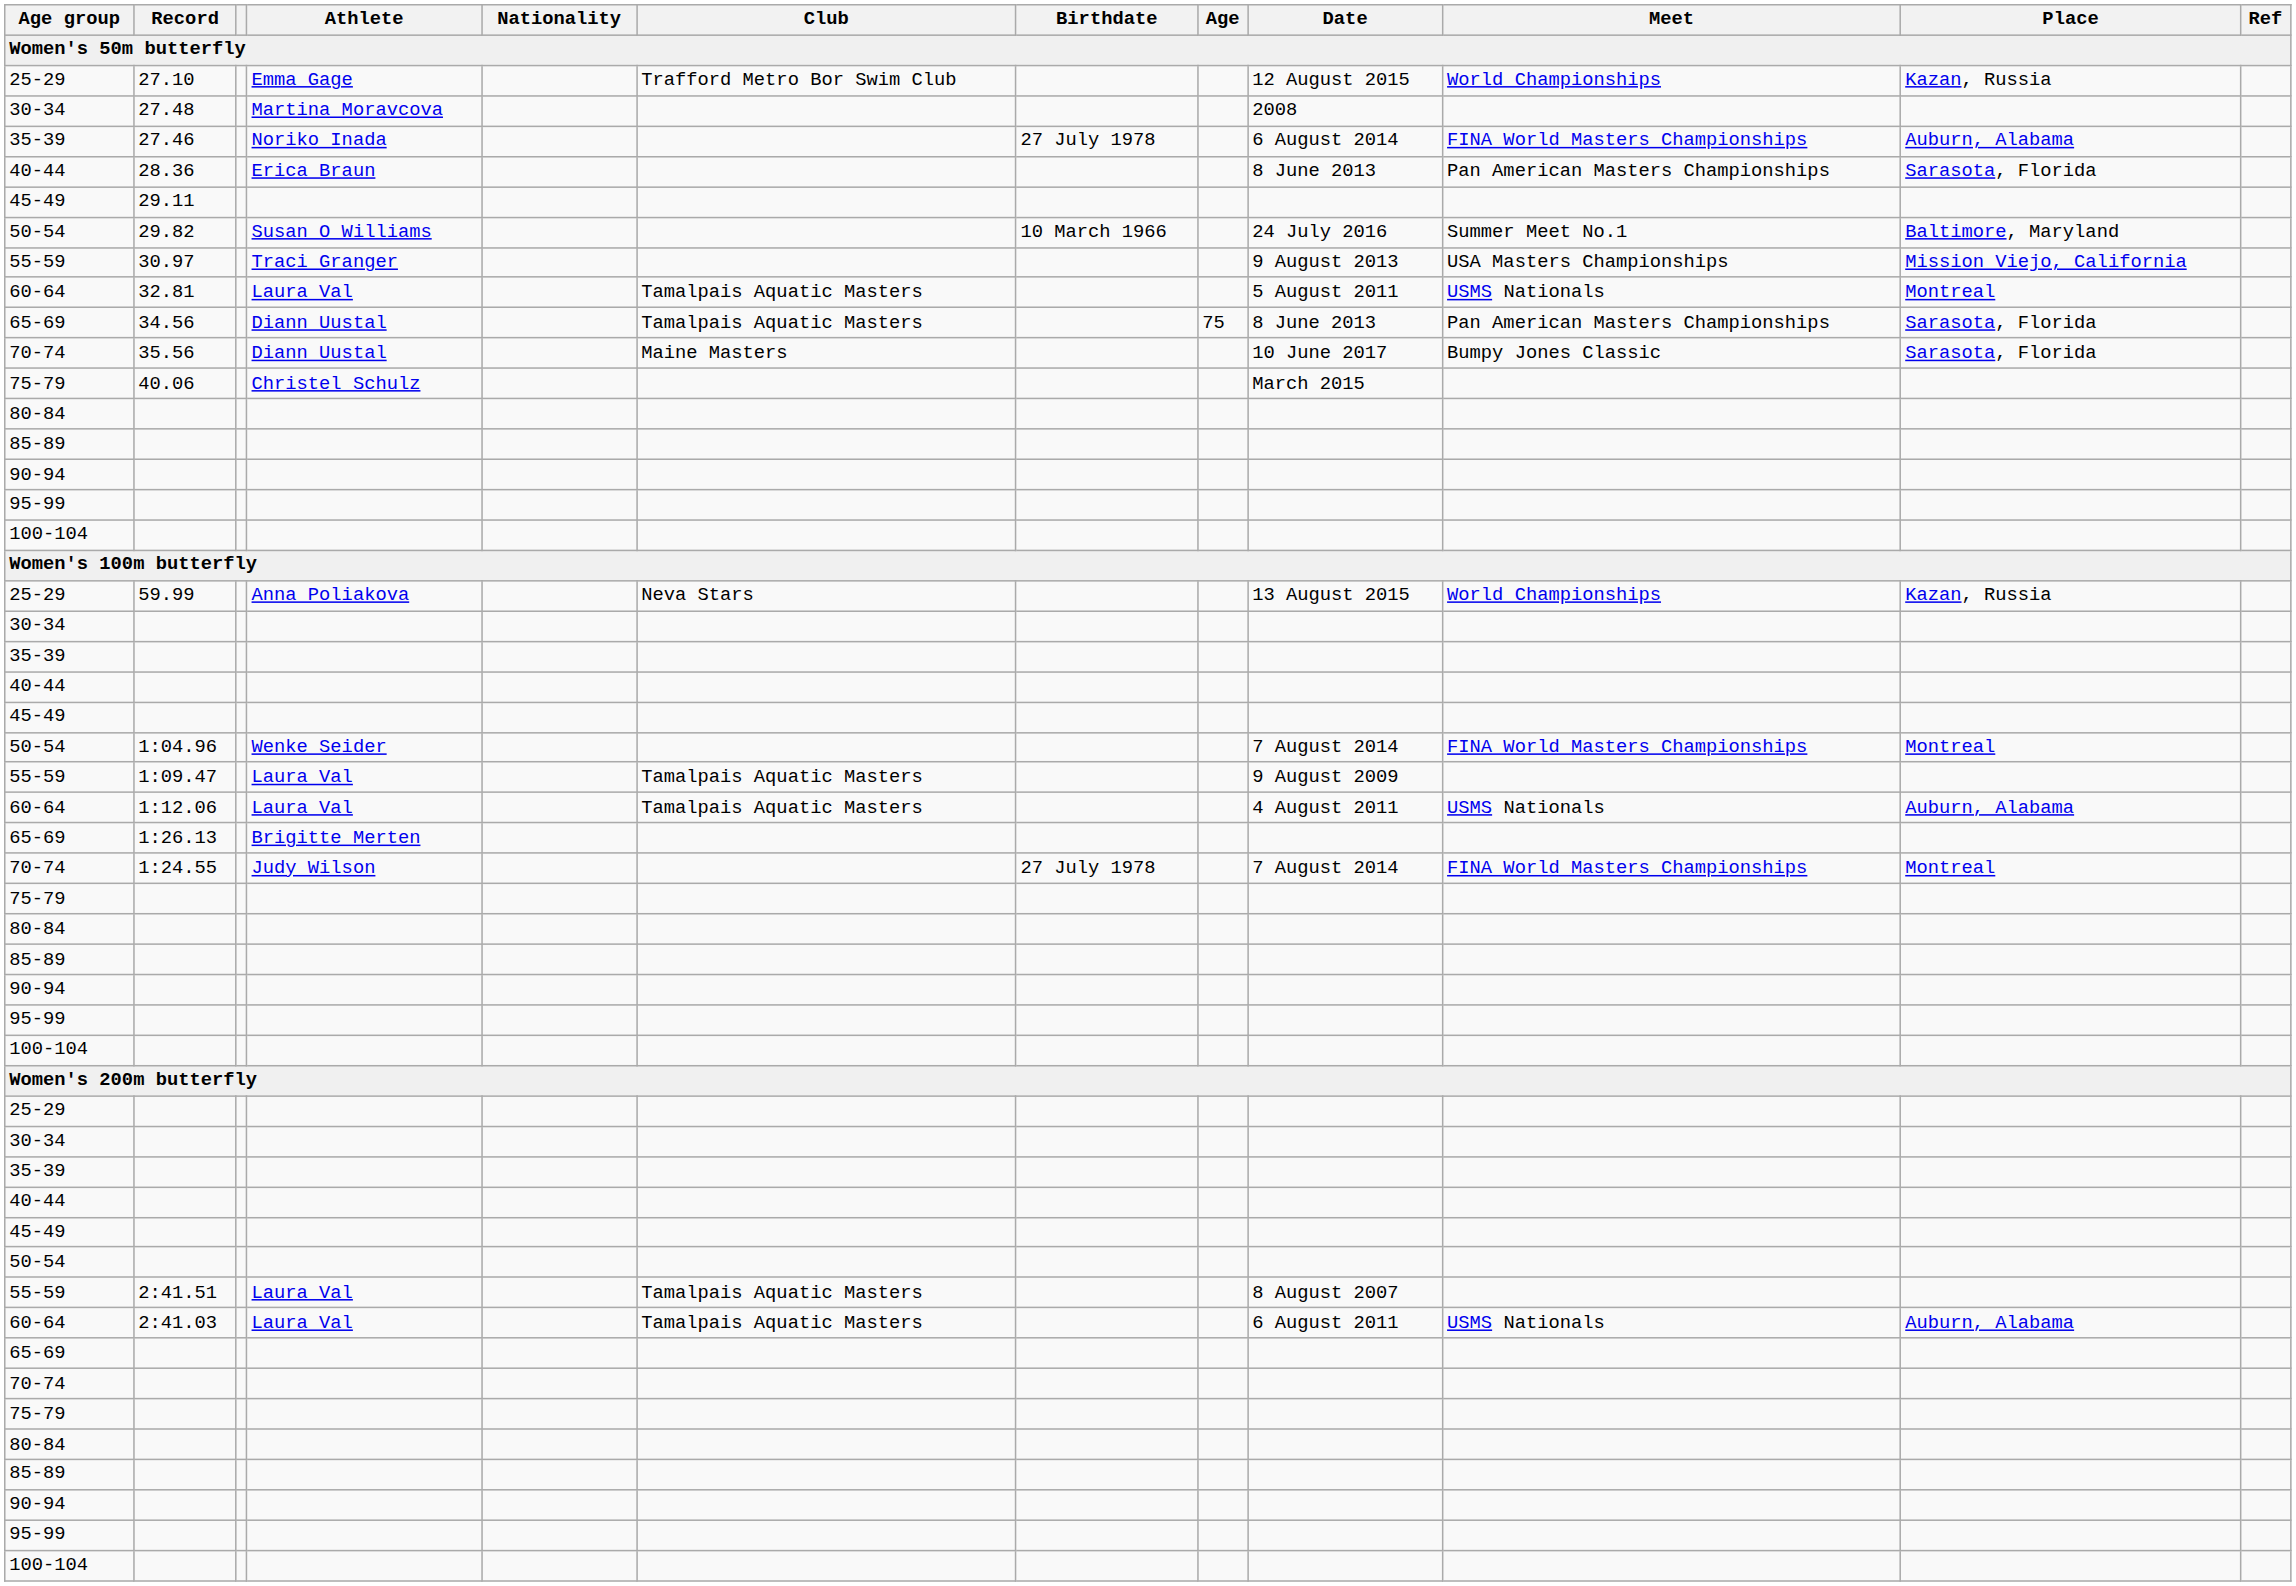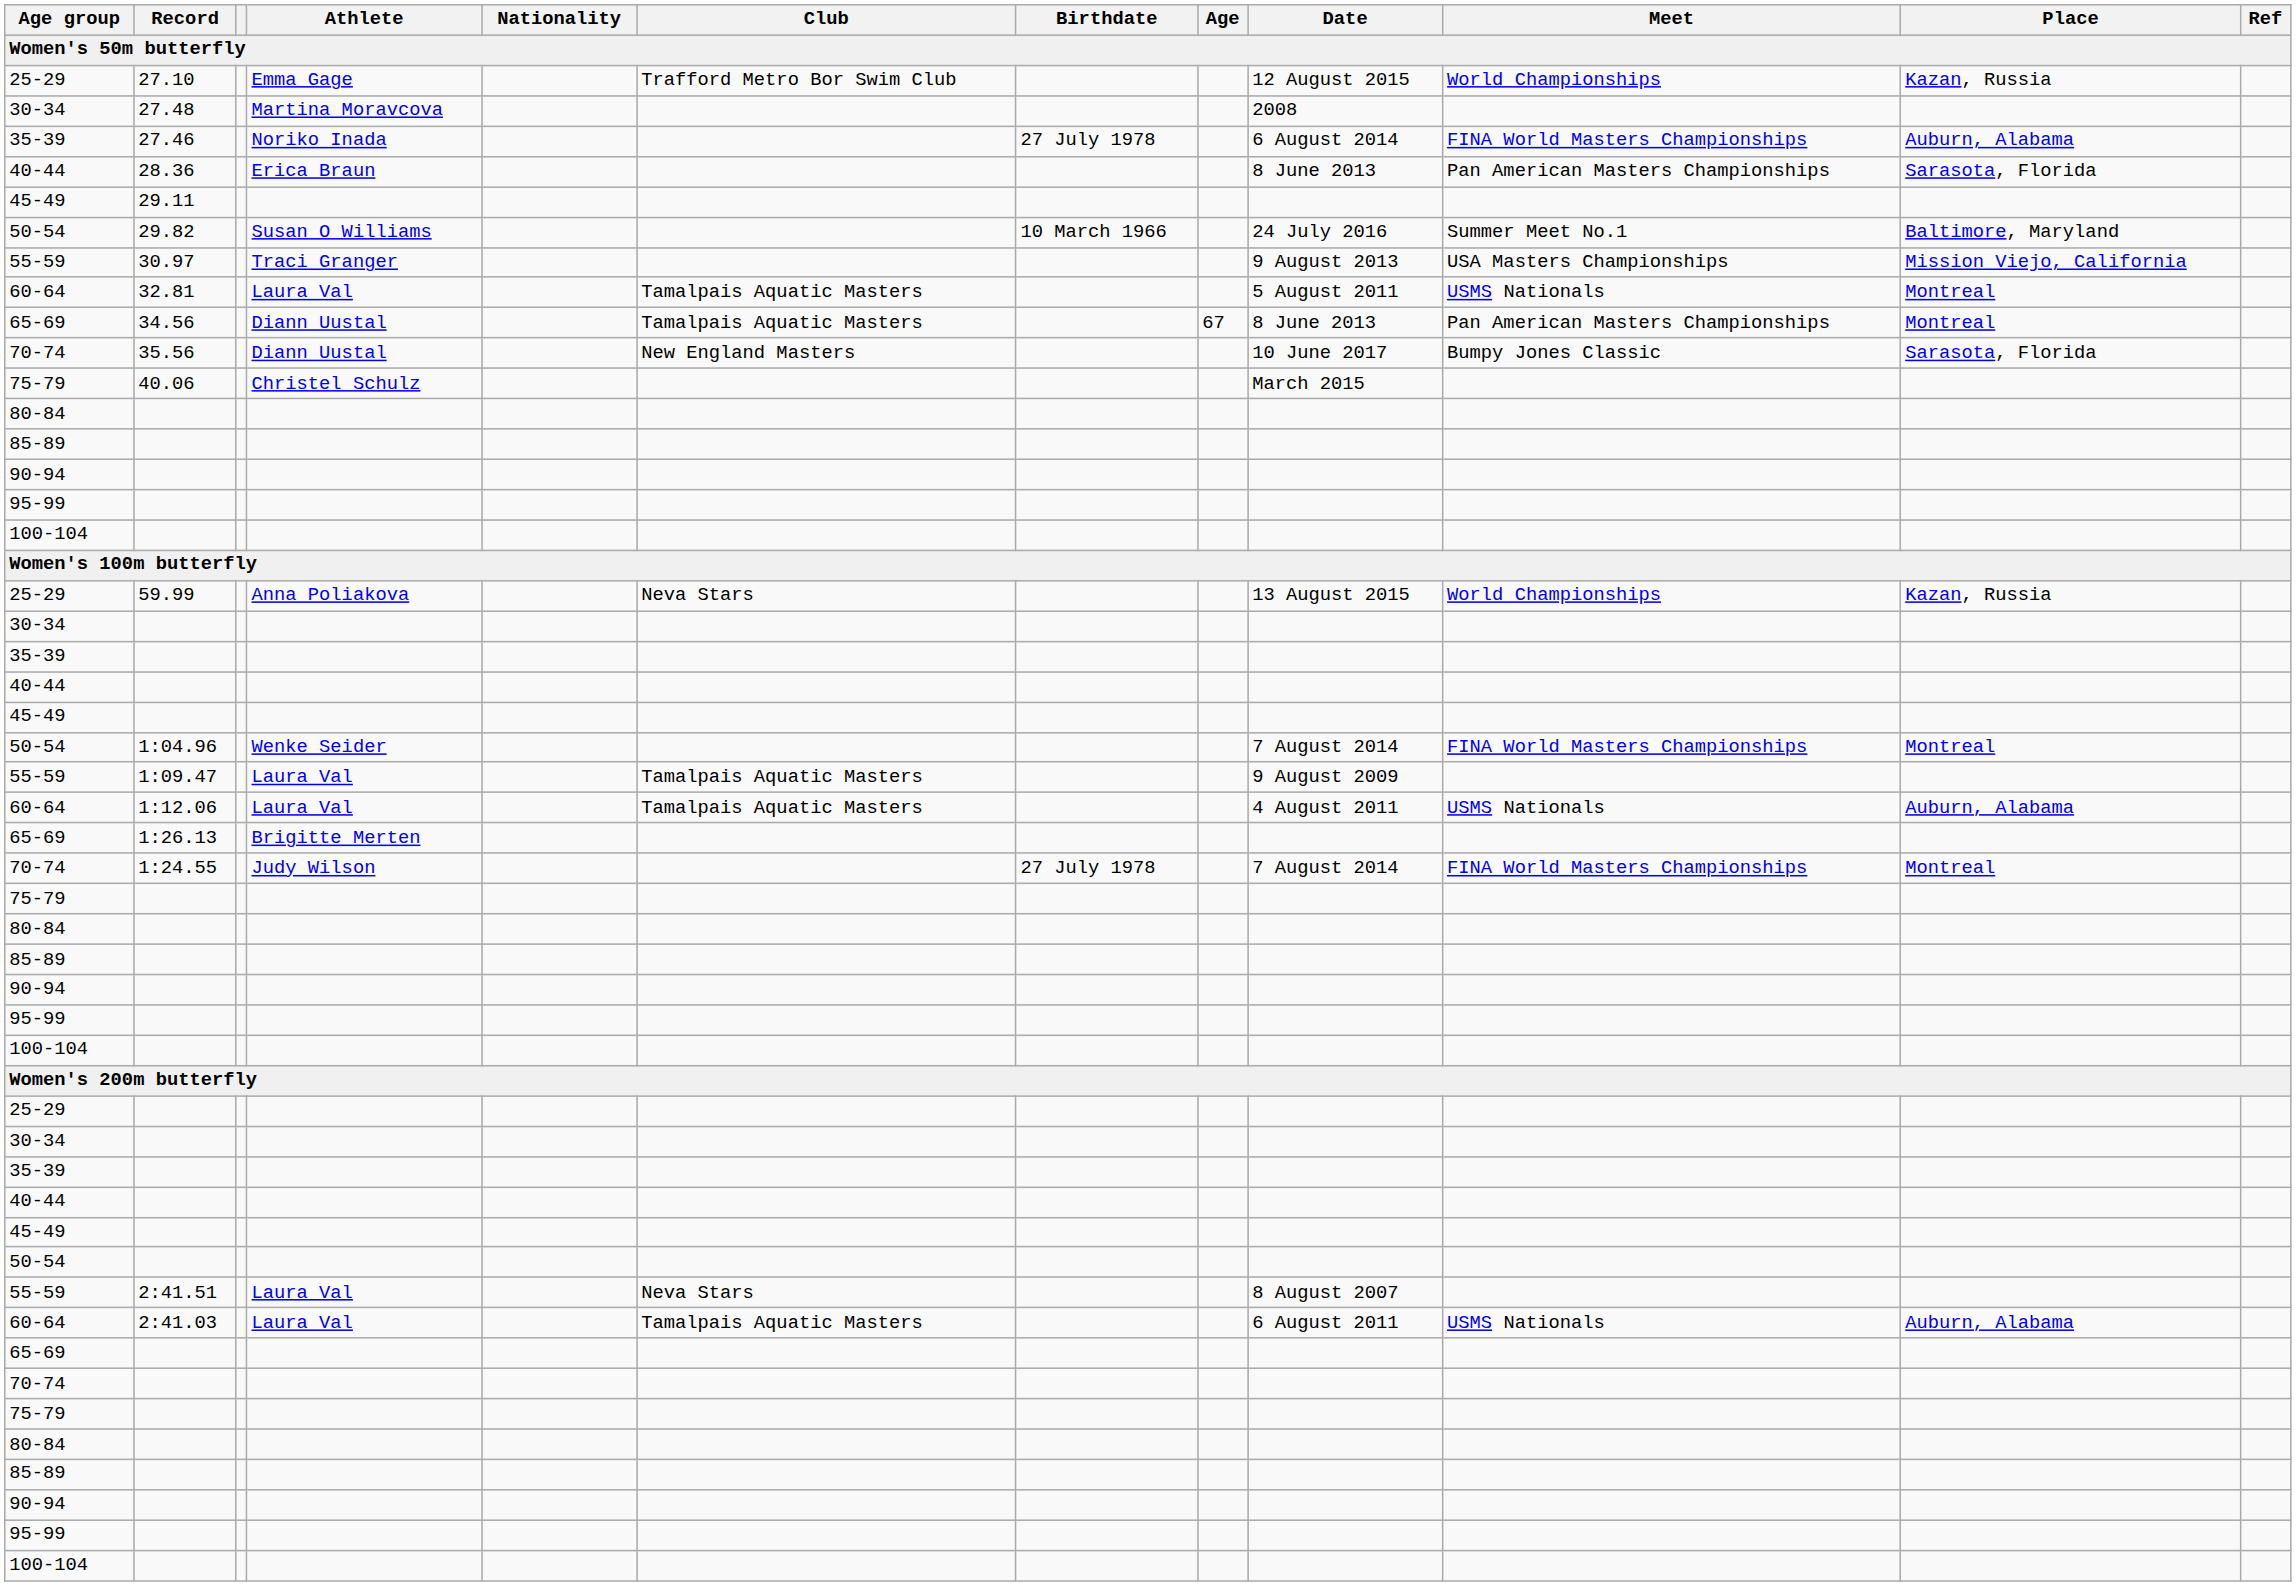(1213, 323) 75 -> (1213, 323) 67
(2001, 323) Sarasota, Florida -> (1950, 323) Montreal
(714, 354) Maine Masters -> (748, 354) New England Masters
(782, 1293) Tamalpais Aquatic Masters -> (698, 1293) Neva Stars
